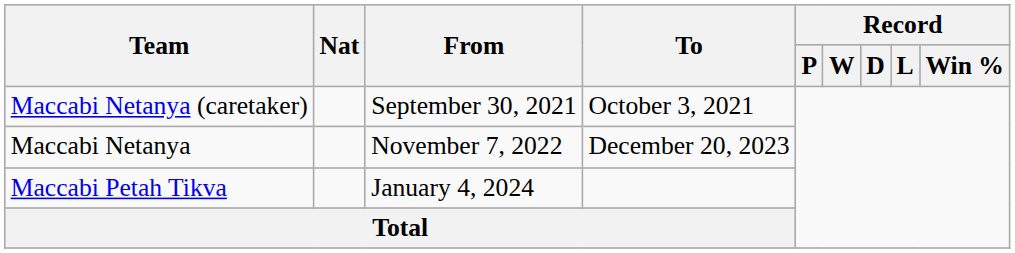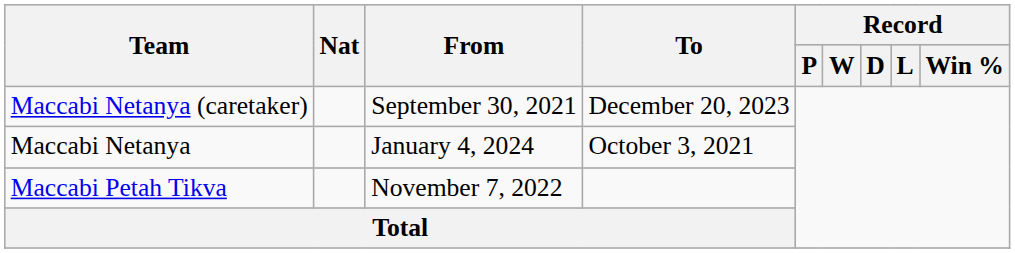(671, 106) October 3, 2021 -> (689, 106) December 20, 2023
(467, 146) November 7, 2022 -> (453, 146) January 4, 2024
(689, 146) December 20, 2023 -> (671, 146) October 3, 2021
(453, 187) January 4, 2024 -> (467, 187) November 7, 2022
